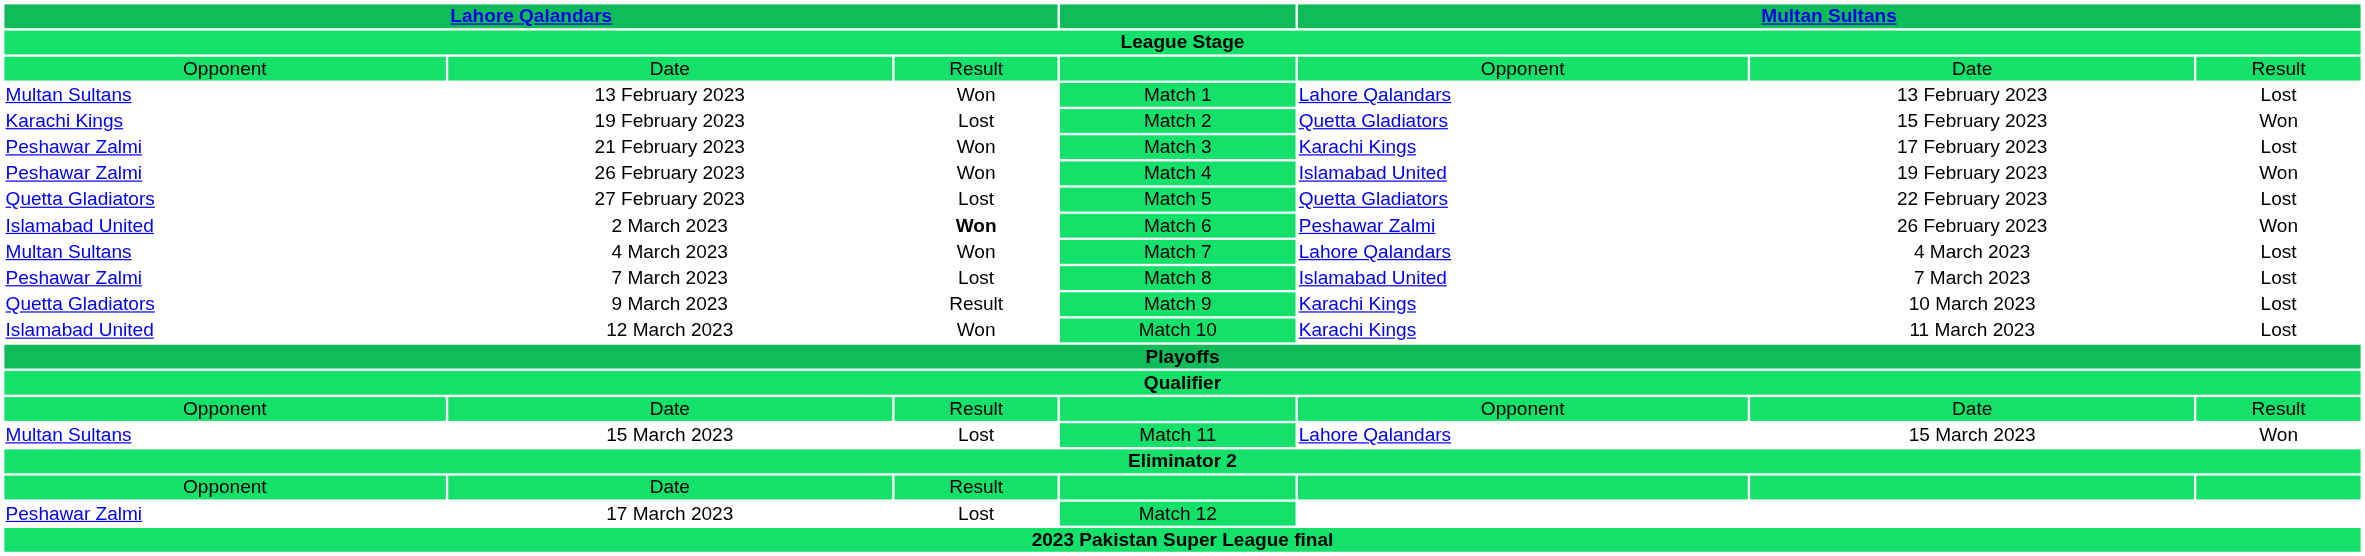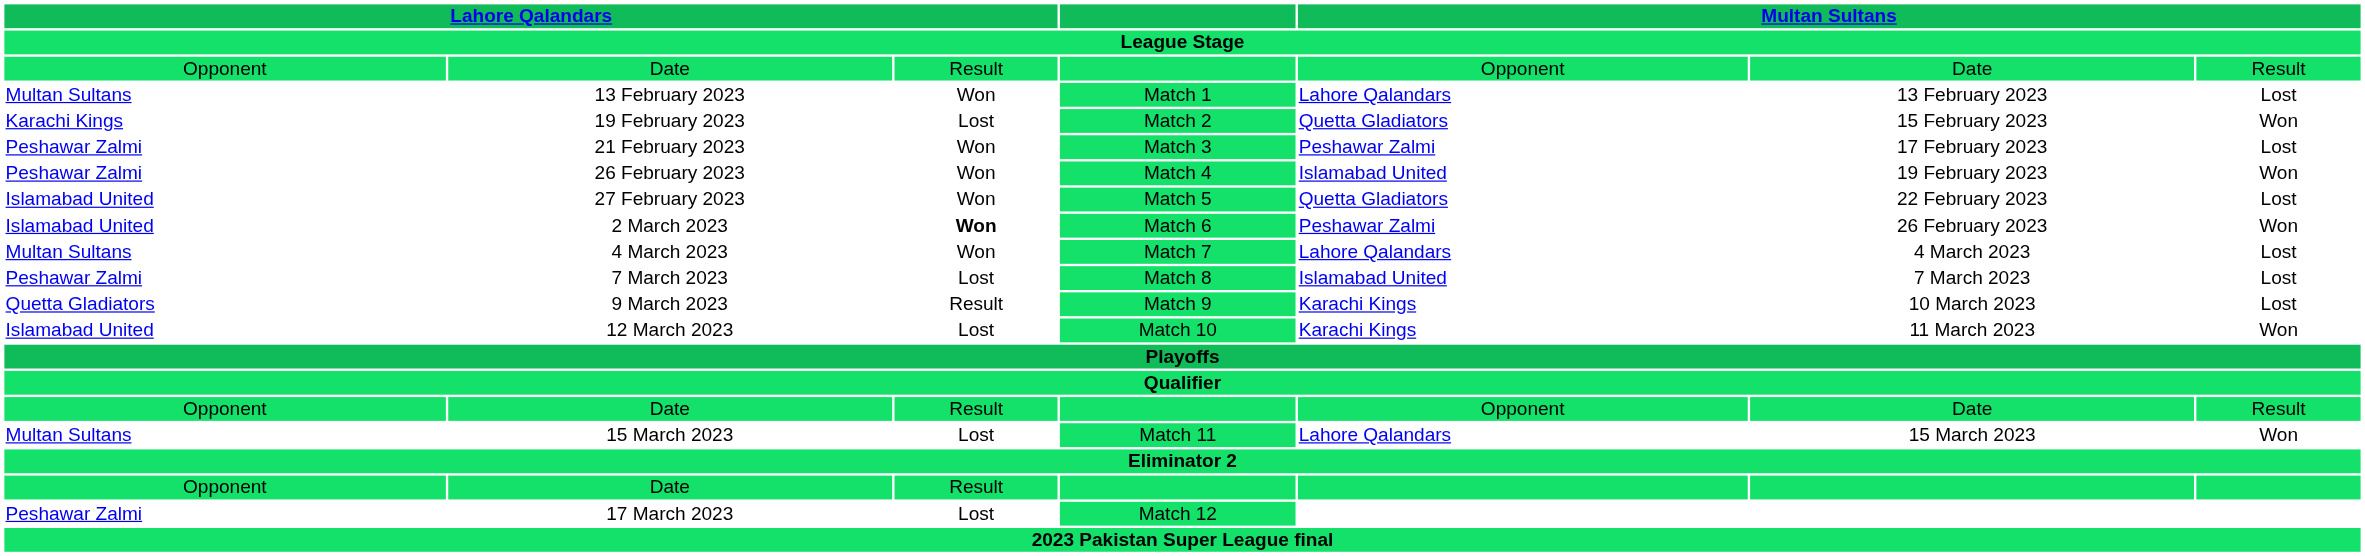(1357, 147) Karachi Kings -> (1367, 147) Peshawar Zalmi
(80, 199) Quetta Gladiators -> (80, 199) Islamabad United
(976, 199) Lost -> (976, 199) Won
(976, 330) Won -> (976, 330) Lost
(2279, 330) Lost -> (2279, 330) Won
